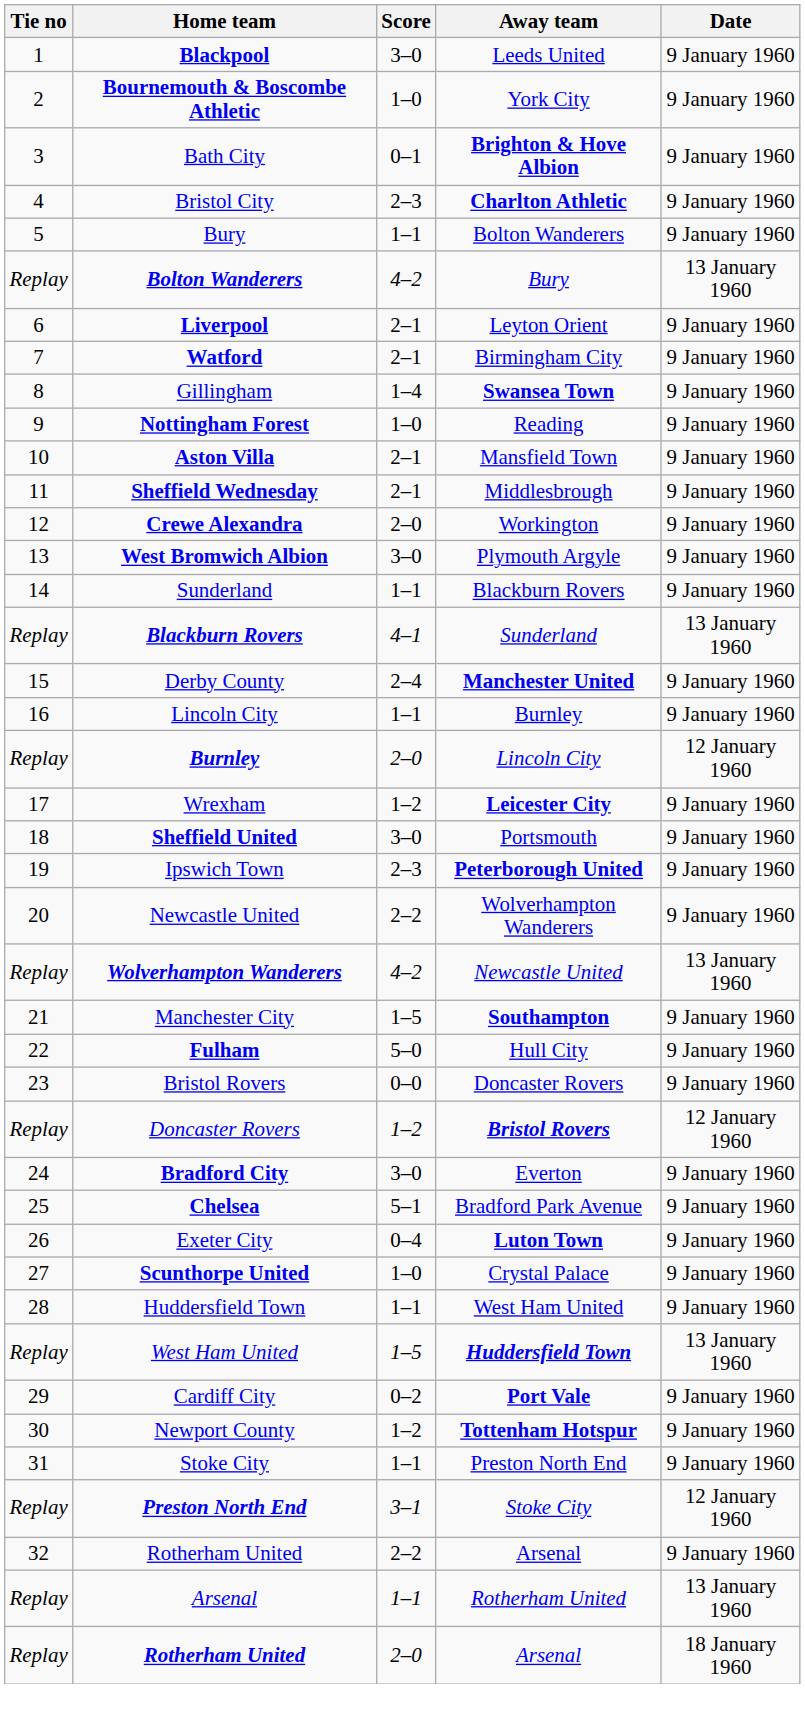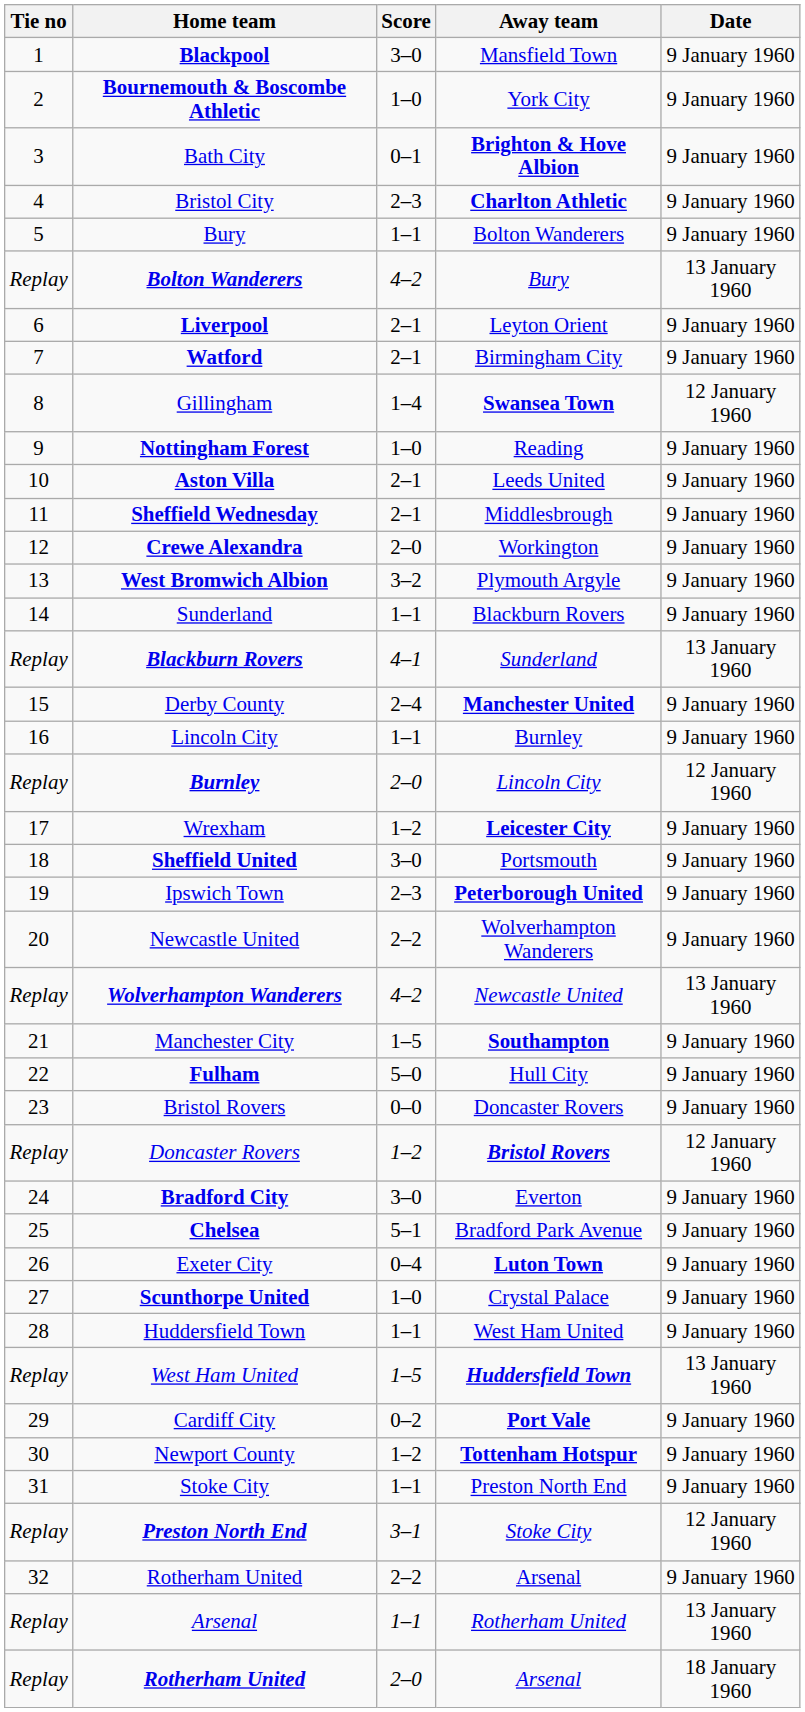(549, 54) Leeds United -> (549, 54) Mansfield Town
(731, 391) 9 January 1960 -> (731, 402) 12 January 1960
(549, 457) Mansfield Town -> (549, 481) Leeds United
(406, 557) 3–0 -> (406, 580) 3–2
